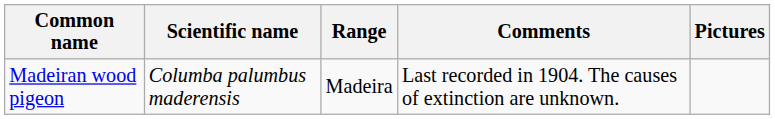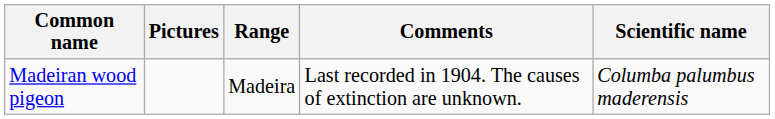columns swapped: (232, 31) <-> (730, 31)
